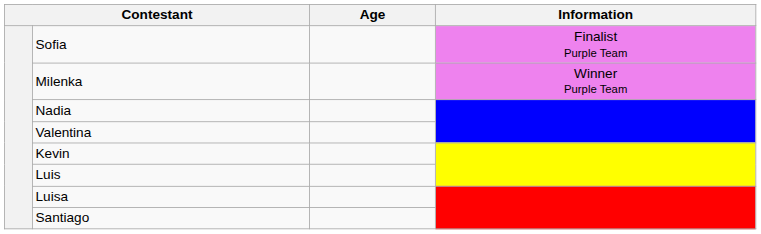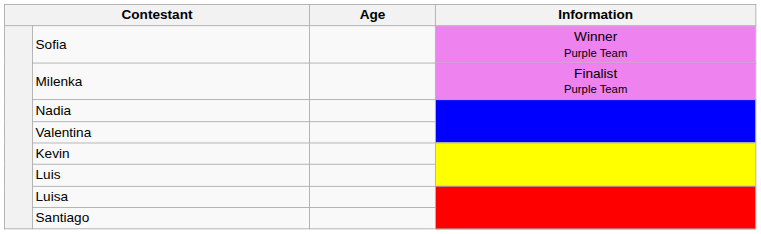(596, 44) Finalist Purple Team -> (596, 44) Winner Purple Team
(596, 81) Winner Purple Team -> (596, 81) Finalist Purple Team
